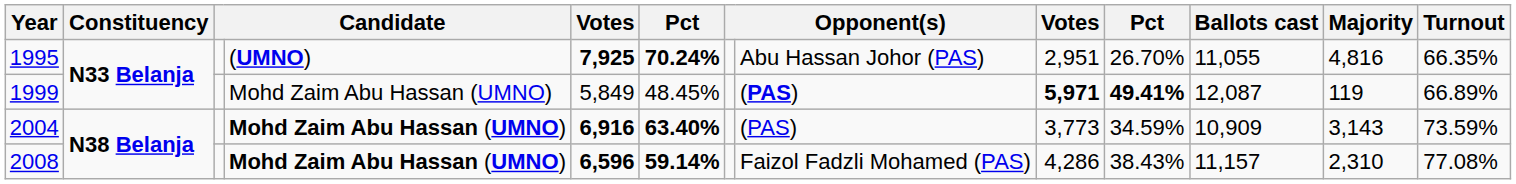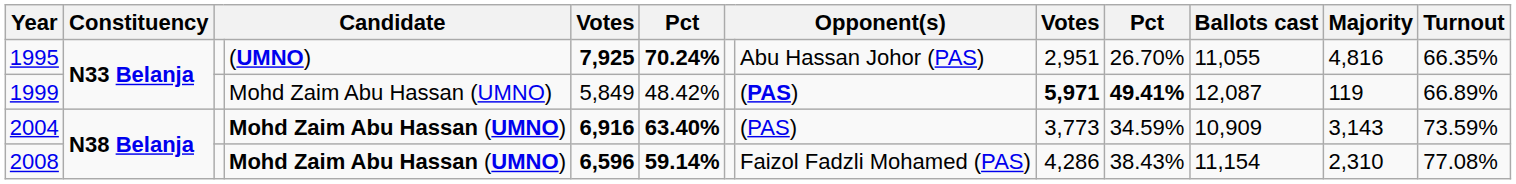(682, 92) 48.45% -> (682, 92) 48.42%
(1227, 162) 11,157 -> (1227, 162) 11,154
